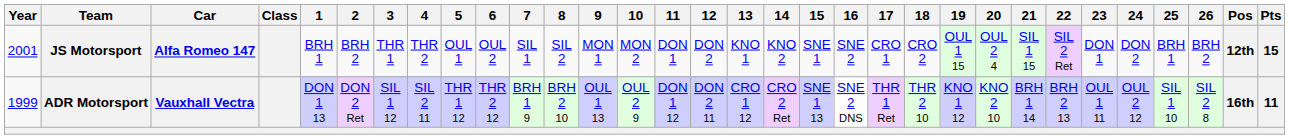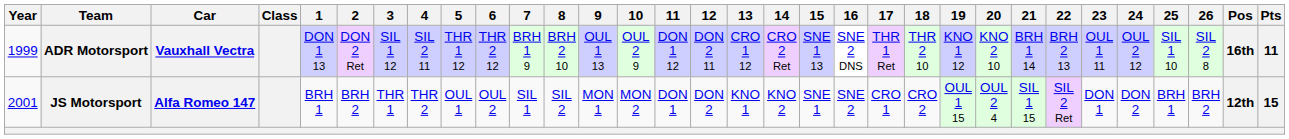rows swapped: (96, 102) <-> (96, 51)
